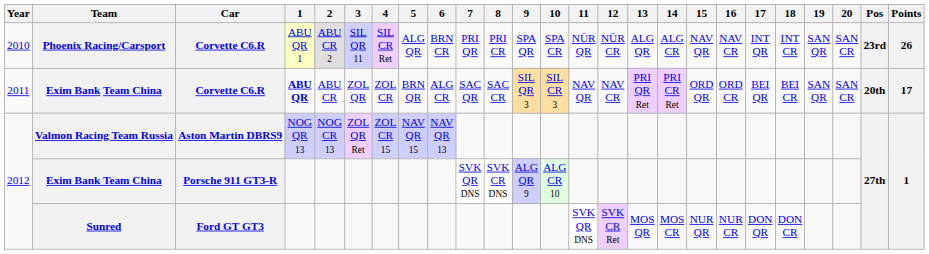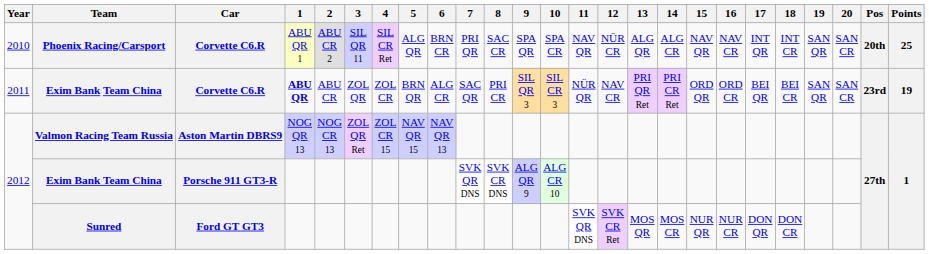(498, 45) PRI CR -> (498, 45) SAC CR
(584, 45) NÜR QR -> (584, 45) NAV QR
(875, 45) 23rd -> (875, 45) 20th
(906, 45) 26 -> (906, 45) 25
(498, 90) SAC CR -> (498, 90) PRI CR
(584, 90) NAV QR -> (584, 90) NÜR QR
(875, 90) 20th -> (875, 90) 23rd
(906, 90) 17 -> (906, 90) 19
